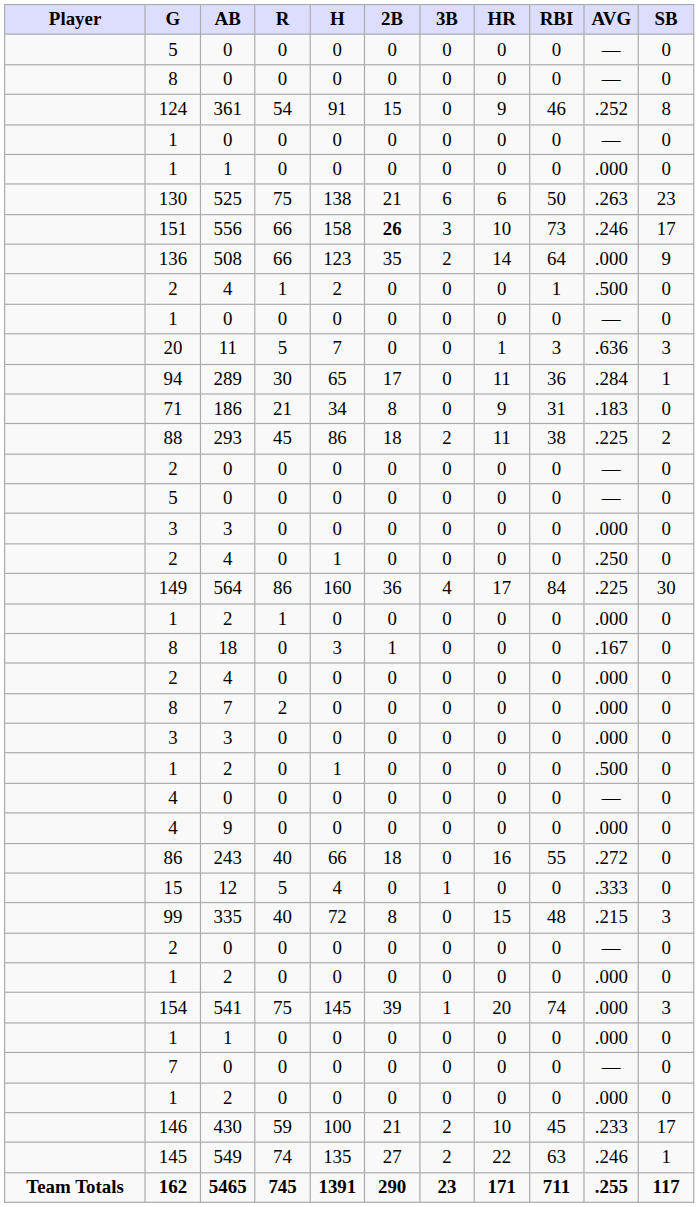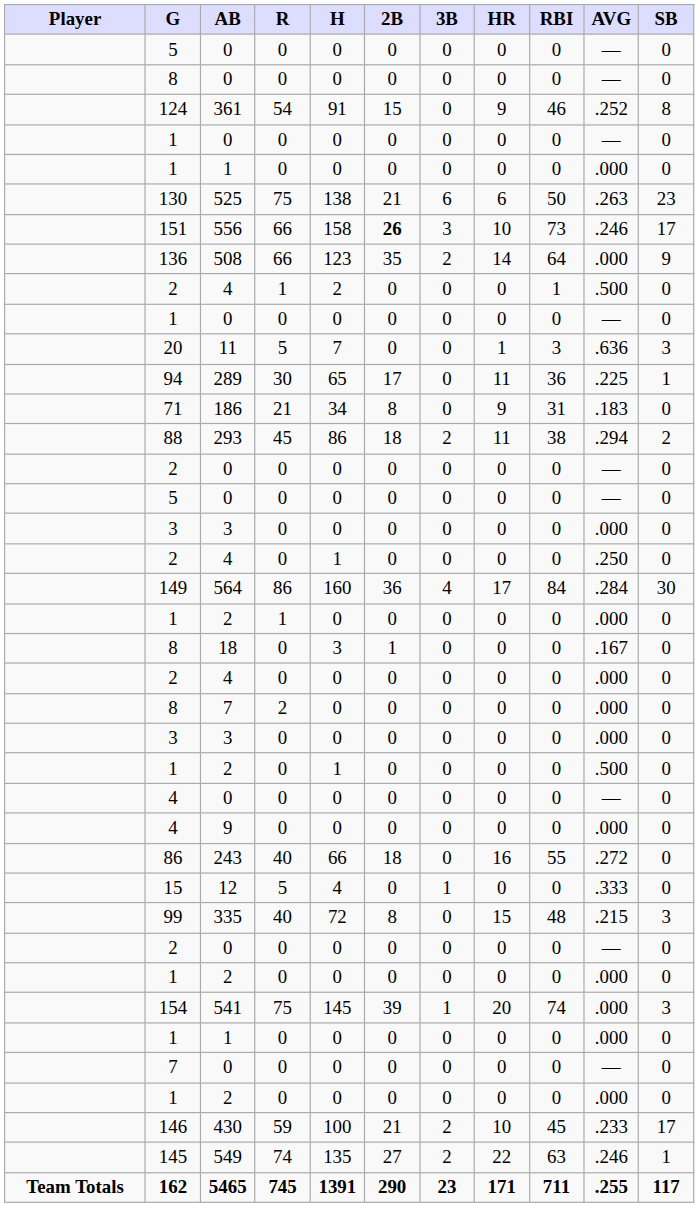(611, 378) .284 -> (611, 378) .225
(611, 438) .225 -> (611, 438) .294
(611, 588) .225 -> (611, 588) .284
